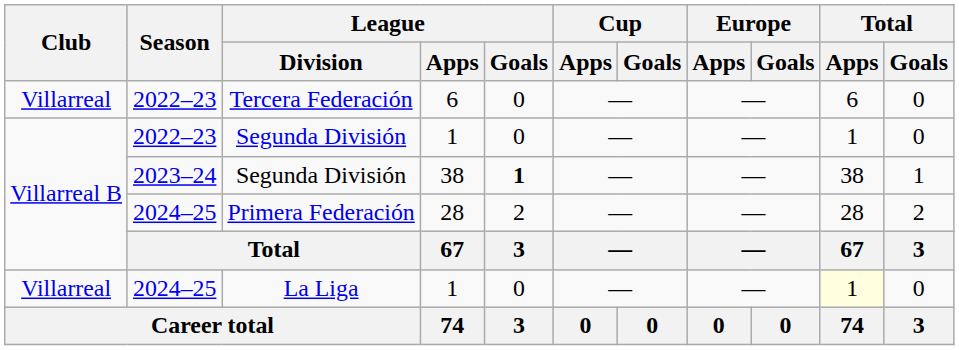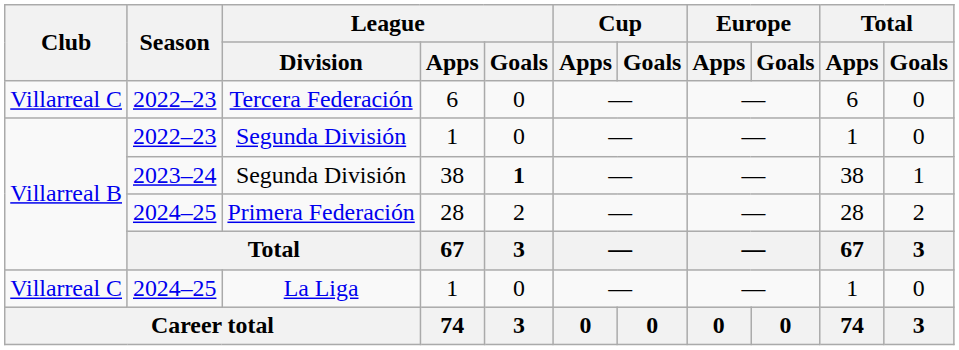(66, 99) Villarreal -> (66, 99) Villarreal C
(66, 288) Villarreal -> (66, 288) Villarreal C
(852, 288) lightyellow background -> (852, 288) no background
